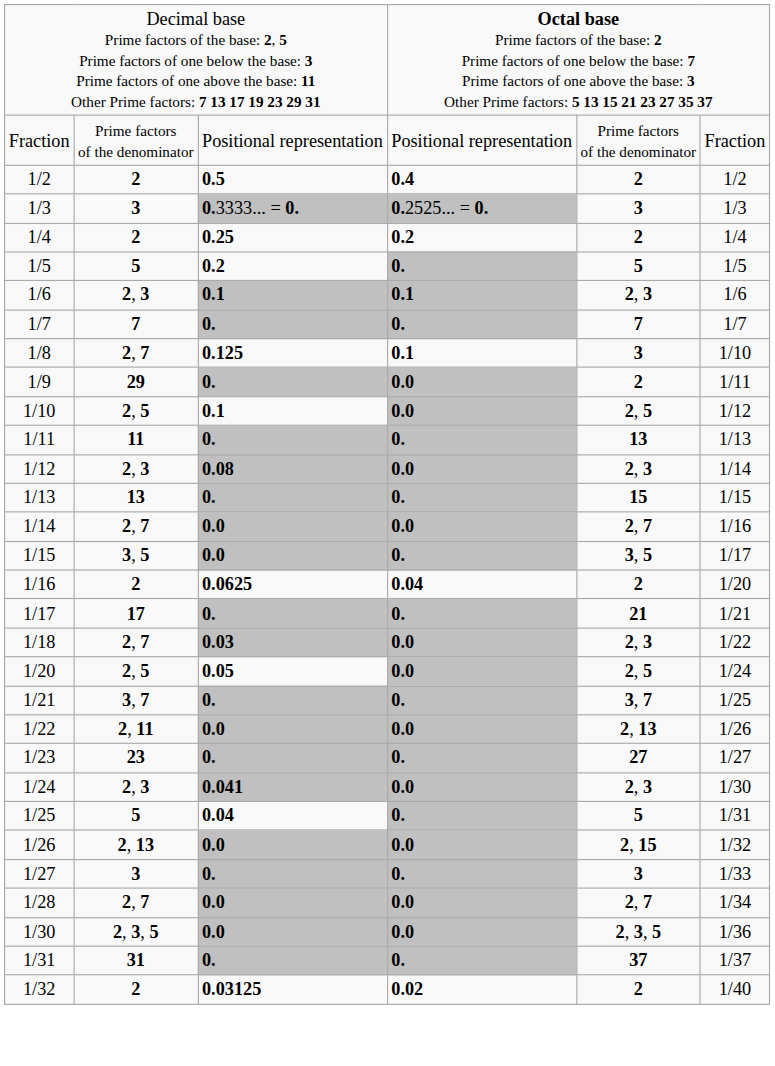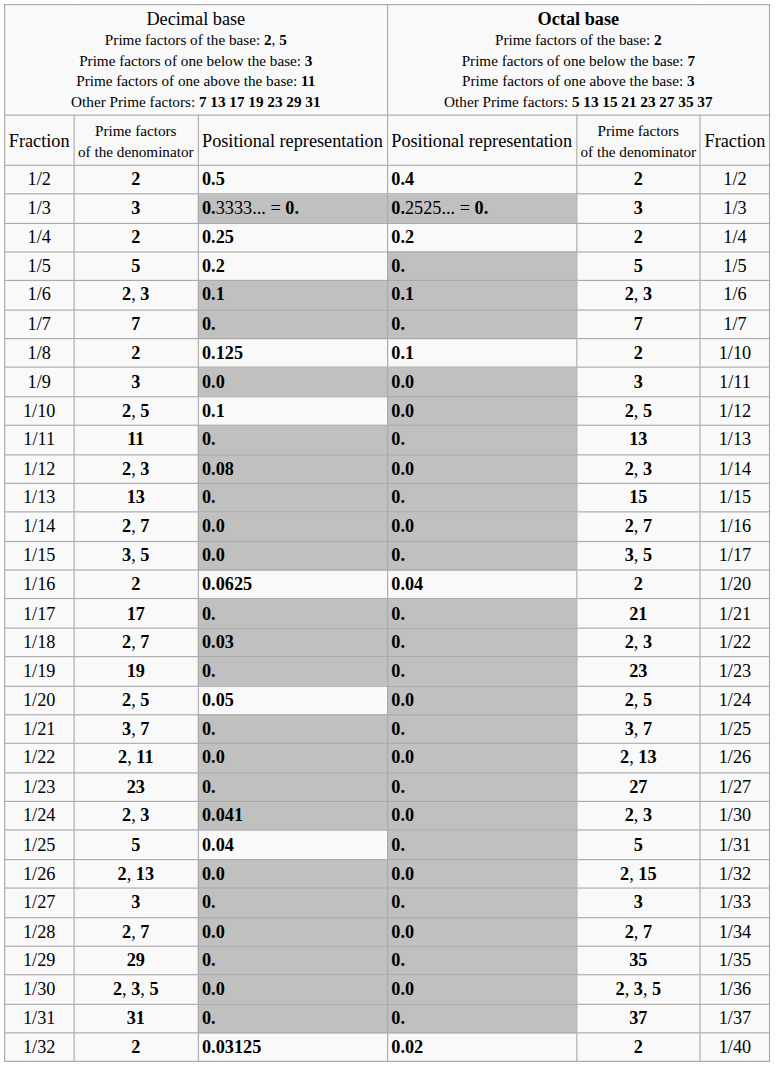(136, 352) 2, 7 -> (136, 352) 2
(638, 352) 3 -> (638, 352) 2
(136, 381) 29 -> (136, 381) 3
(209, 381) 0. -> (213, 381) 0.0
(638, 381) 2 -> (638, 381) 3
(403, 642) 0.0 -> (398, 642) 0.
+ row: (39, 671)
+ row: (39, 960)
